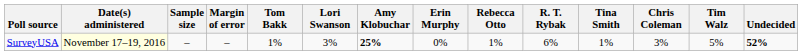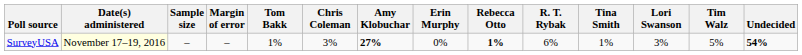columns swapped: (661, 19) <-> (330, 19)
(371, 42) 25% -> (371, 42) 27%
(496, 42) normal -> (496, 42) bold
(757, 42) 52% -> (757, 42) 54%
